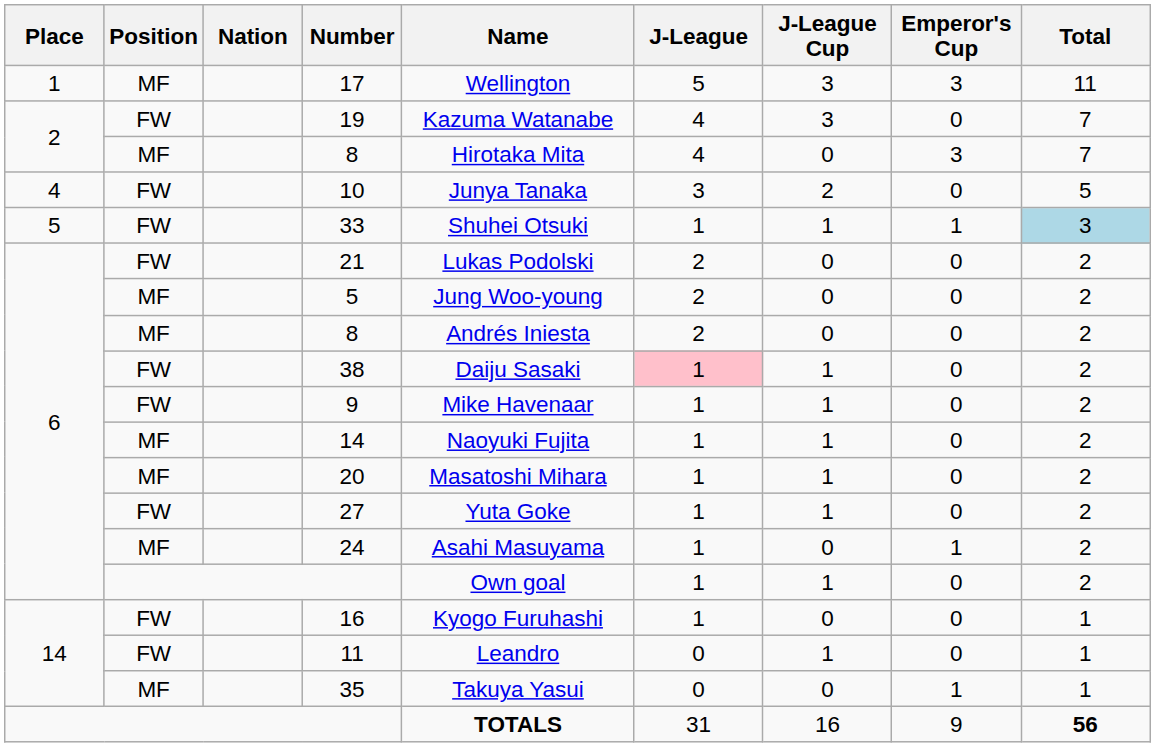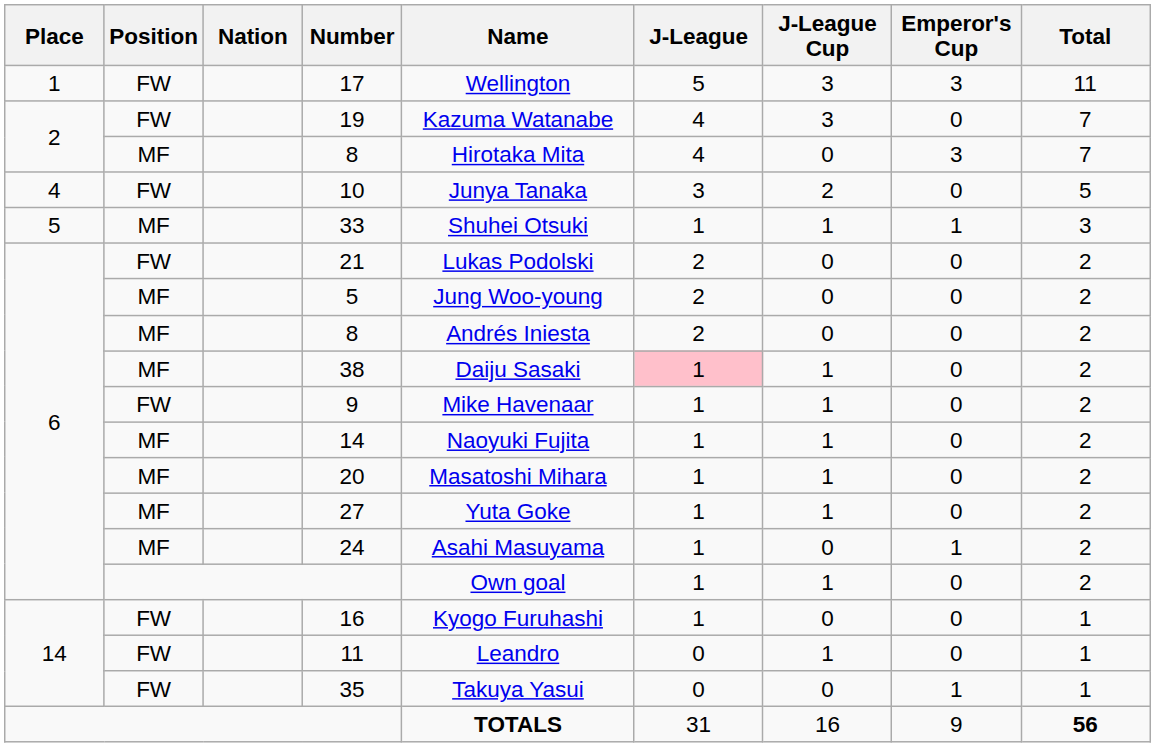(154, 84) MF -> (154, 84) FW
(154, 226) FW -> (154, 226) MF
(1085, 226) lightblue background -> (1085, 226) no background
(154, 368) FW -> (154, 368) MF
(154, 511) FW -> (154, 511) MF
(154, 689) MF -> (154, 689) FW
